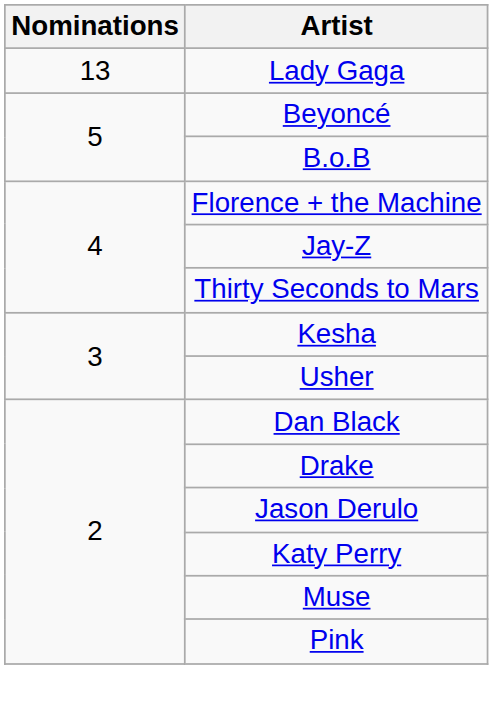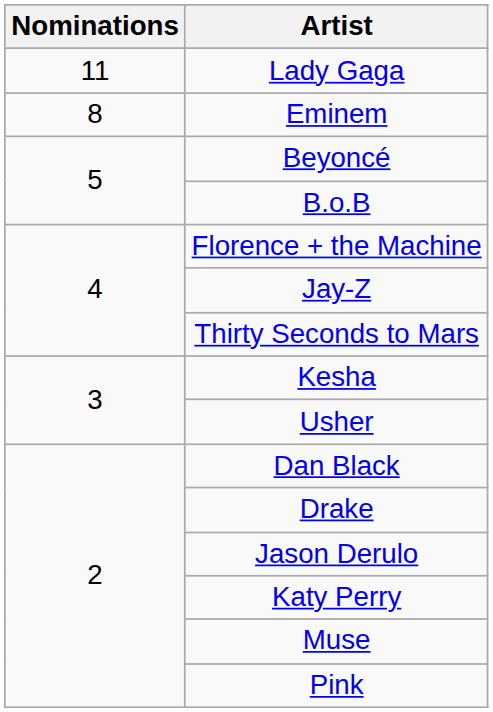(95, 70) 13 -> (95, 70) 11
+ row: (337, 114)
